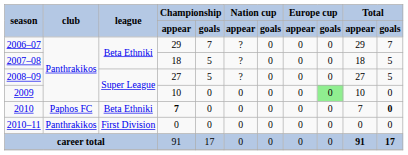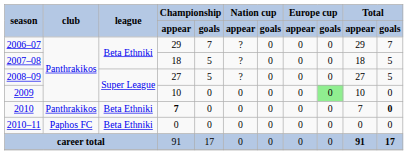(71, 109) Paphos FC -> (71, 109) Panthrakikos
(71, 126) Panthrakikos -> (71, 126) Paphos FC
(128, 126) First Division -> (128, 126) Beta Ethniki
